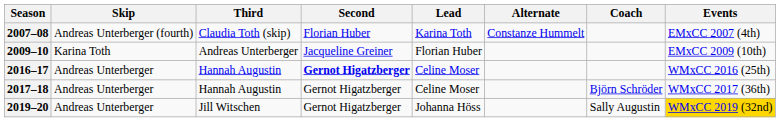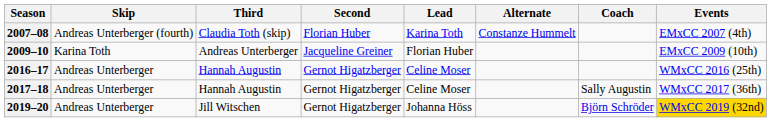(357, 70) bold -> (352, 70) normal
(626, 88) Björn Schröder -> (616, 88) Sally Augustin
(625, 107) Sally Augustin -> (617, 107) Björn Schröder
